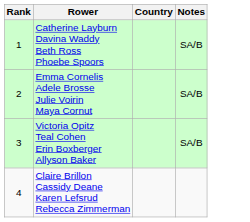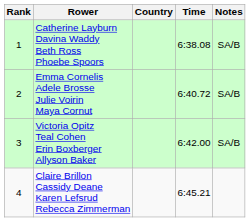+ column: (194, 12)
